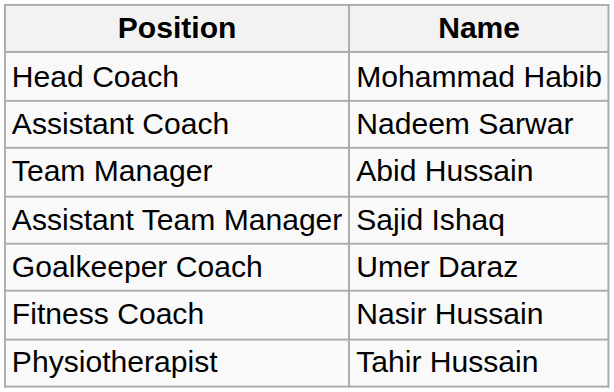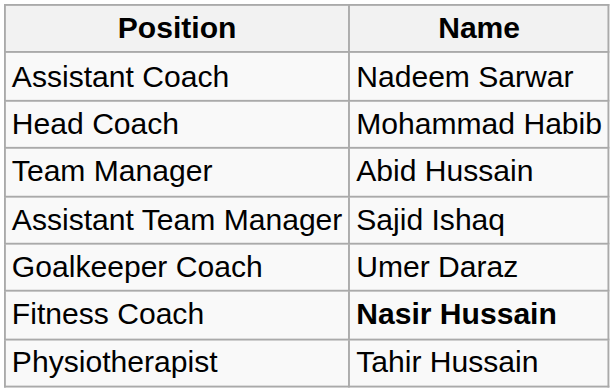rows swapped: (95, 76) <-> (121, 123)
(450, 314) normal -> (457, 314) bold
